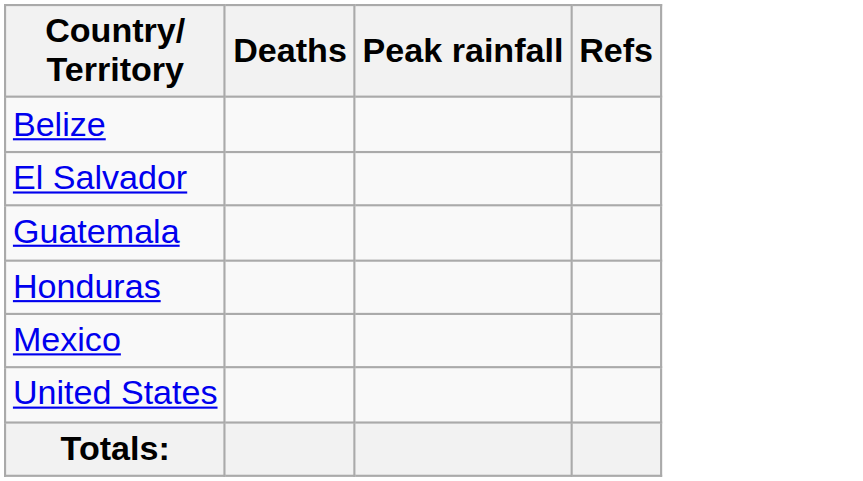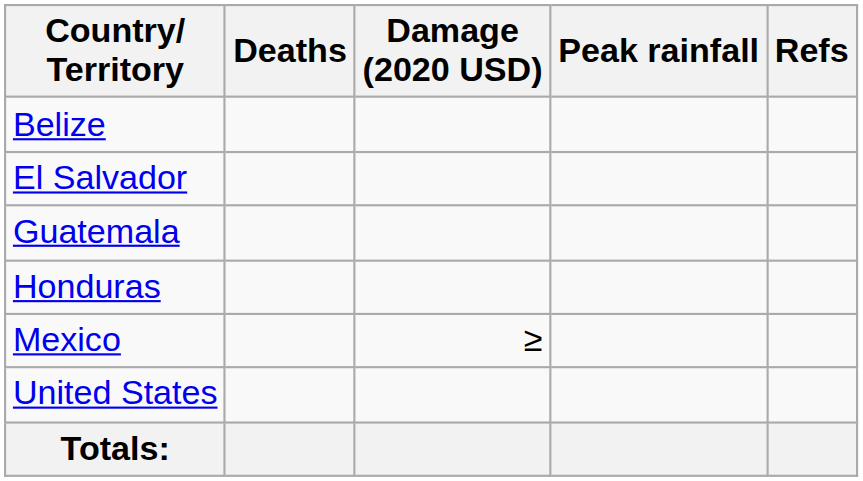+ column: (453, 50)
